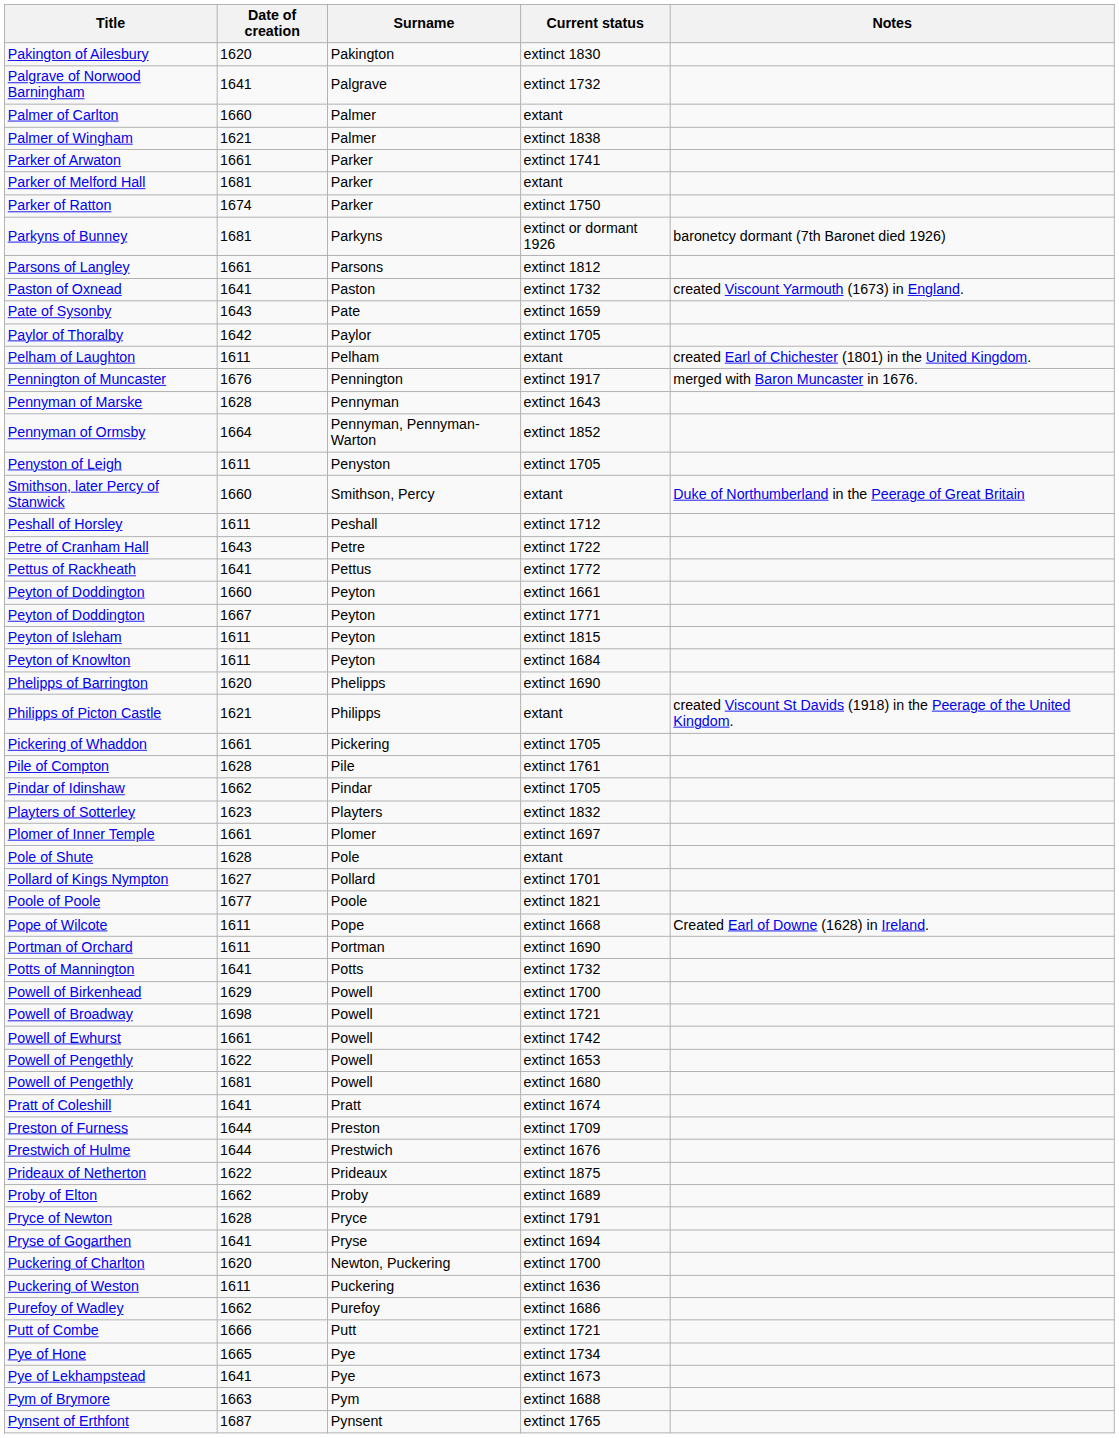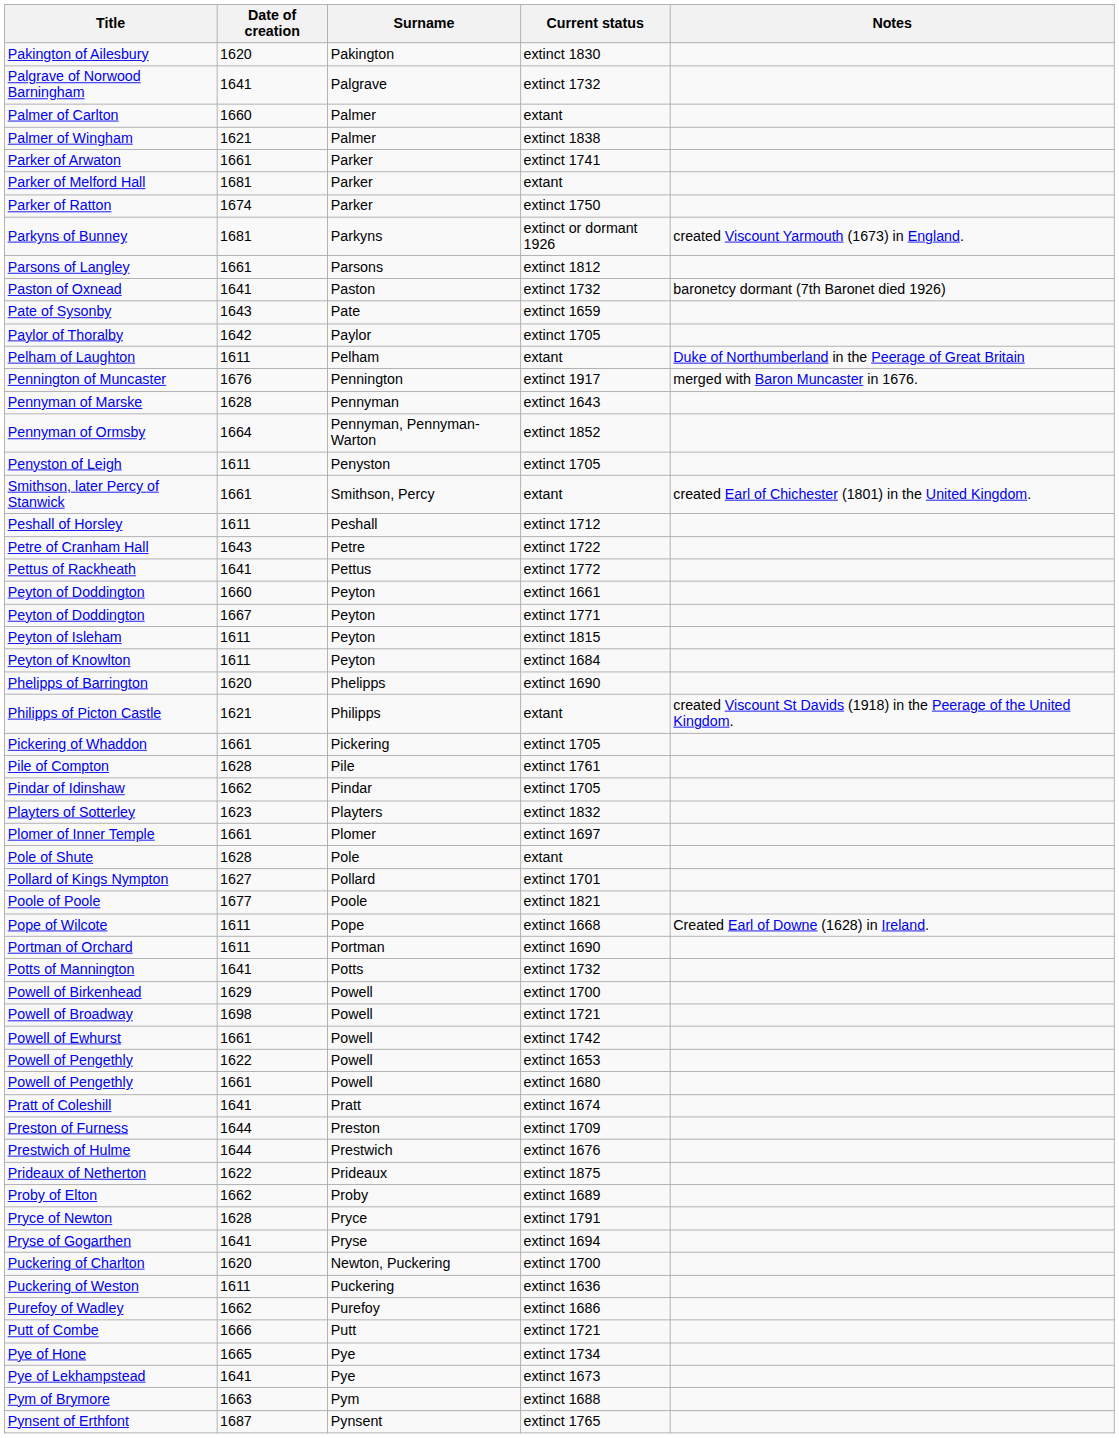(809, 236) baronetcy dormant (7th Baronet died 1926) -> (819, 236) created Viscount Yarmouth (1673) in England.
(819, 289) created Viscount Yarmouth (1673) in England. -> (809, 289) baronetcy dormant (7th Baronet died 1926)
(852, 357) created Earl of Chichester (1801) in the United Kingdom. -> (849, 357) Duke of Northumberland in the Peerage of Great Britain
(236, 494) 1660 -> (236, 494) 1661
(849, 494) Duke of Northumberland in the Peerage of Great Britain -> (852, 494) created Earl of Chichester (1801) in the United Kingdom.
(236, 1083) 1681 -> (236, 1083) 1661
